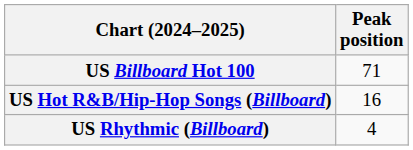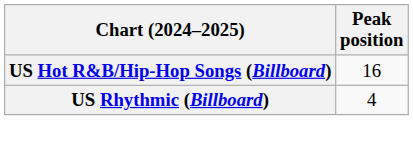- row: (170, 70)
